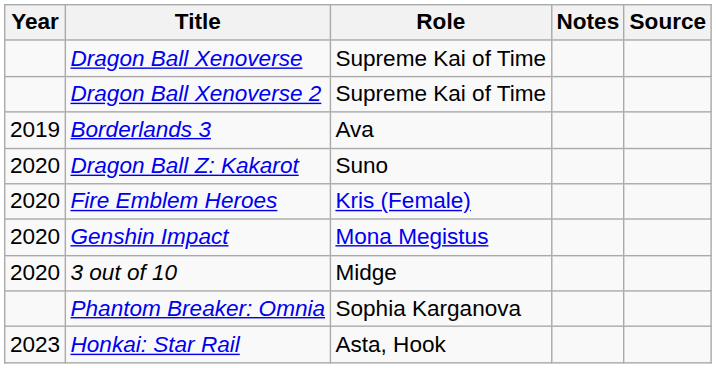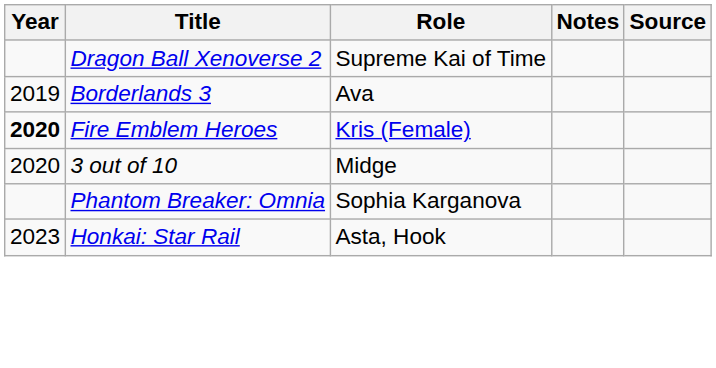- row: (186, 58)
- row: (185, 165)
(35, 201) normal -> (35, 129) bold
- row: (149, 237)
